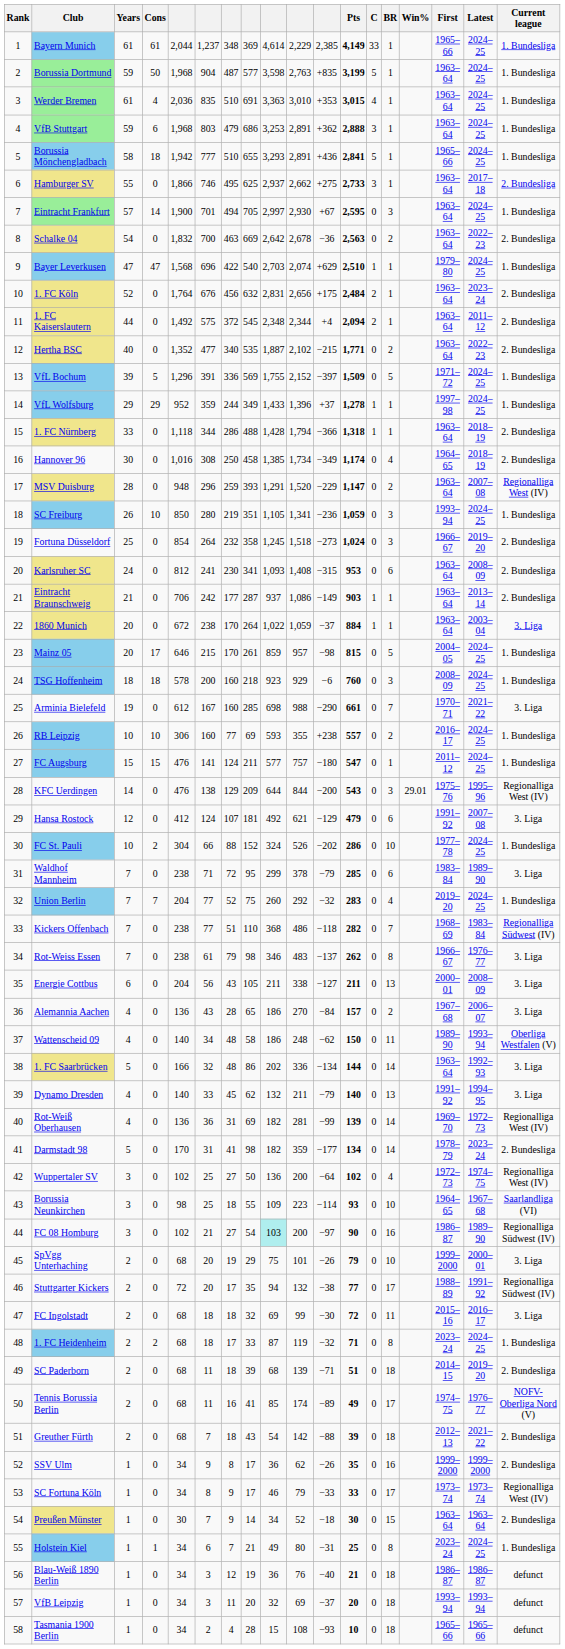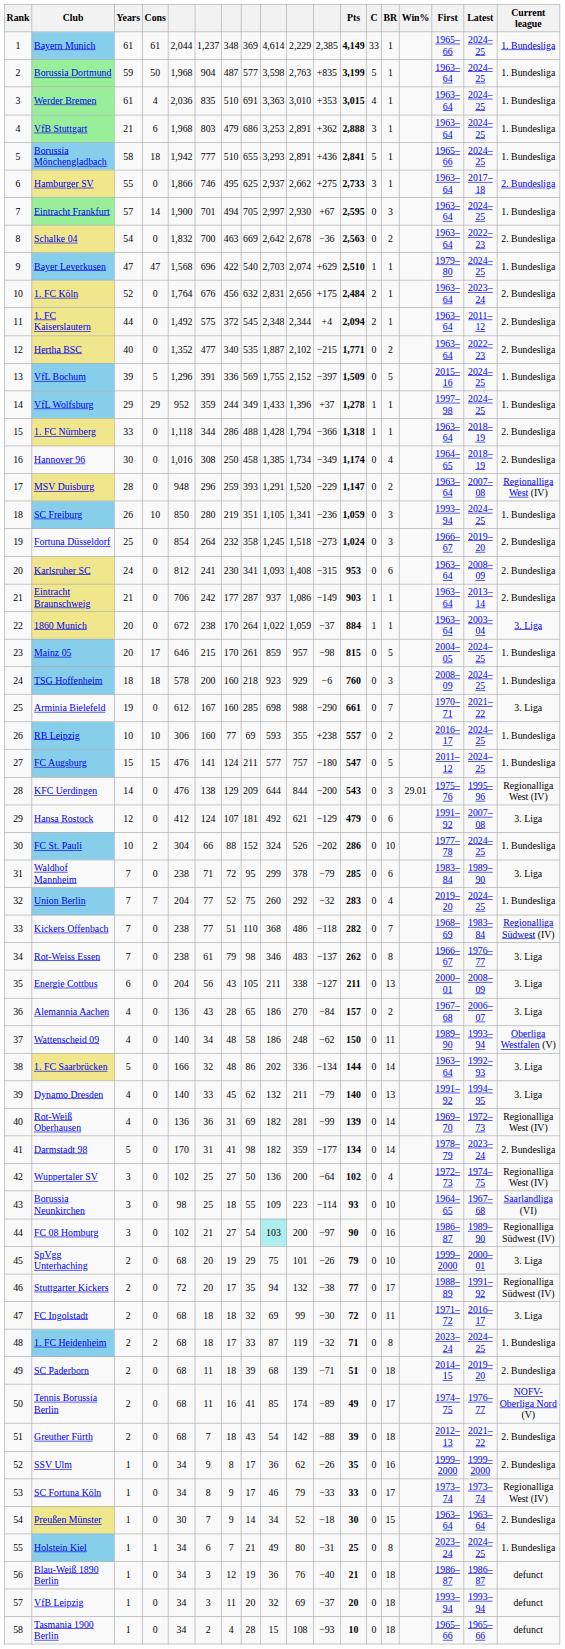(128, 129) 59 -> (128, 129) 21
(448, 377) 1971–72 -> (448, 377) 2015–16
(390, 763) 1 -> (390, 763) 5
(448, 1315) 2015–16 -> (448, 1315) 1971–72
